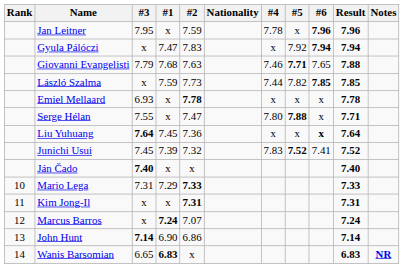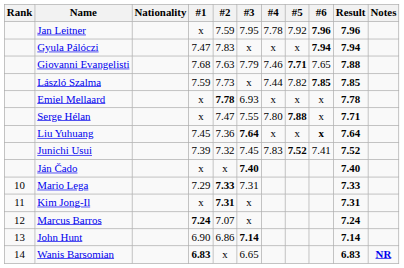columns swapped: (233, 13) <-> (144, 13)
(297, 30) x -> (297, 30) 7.92
(297, 47) 7.92 -> (297, 47) x
